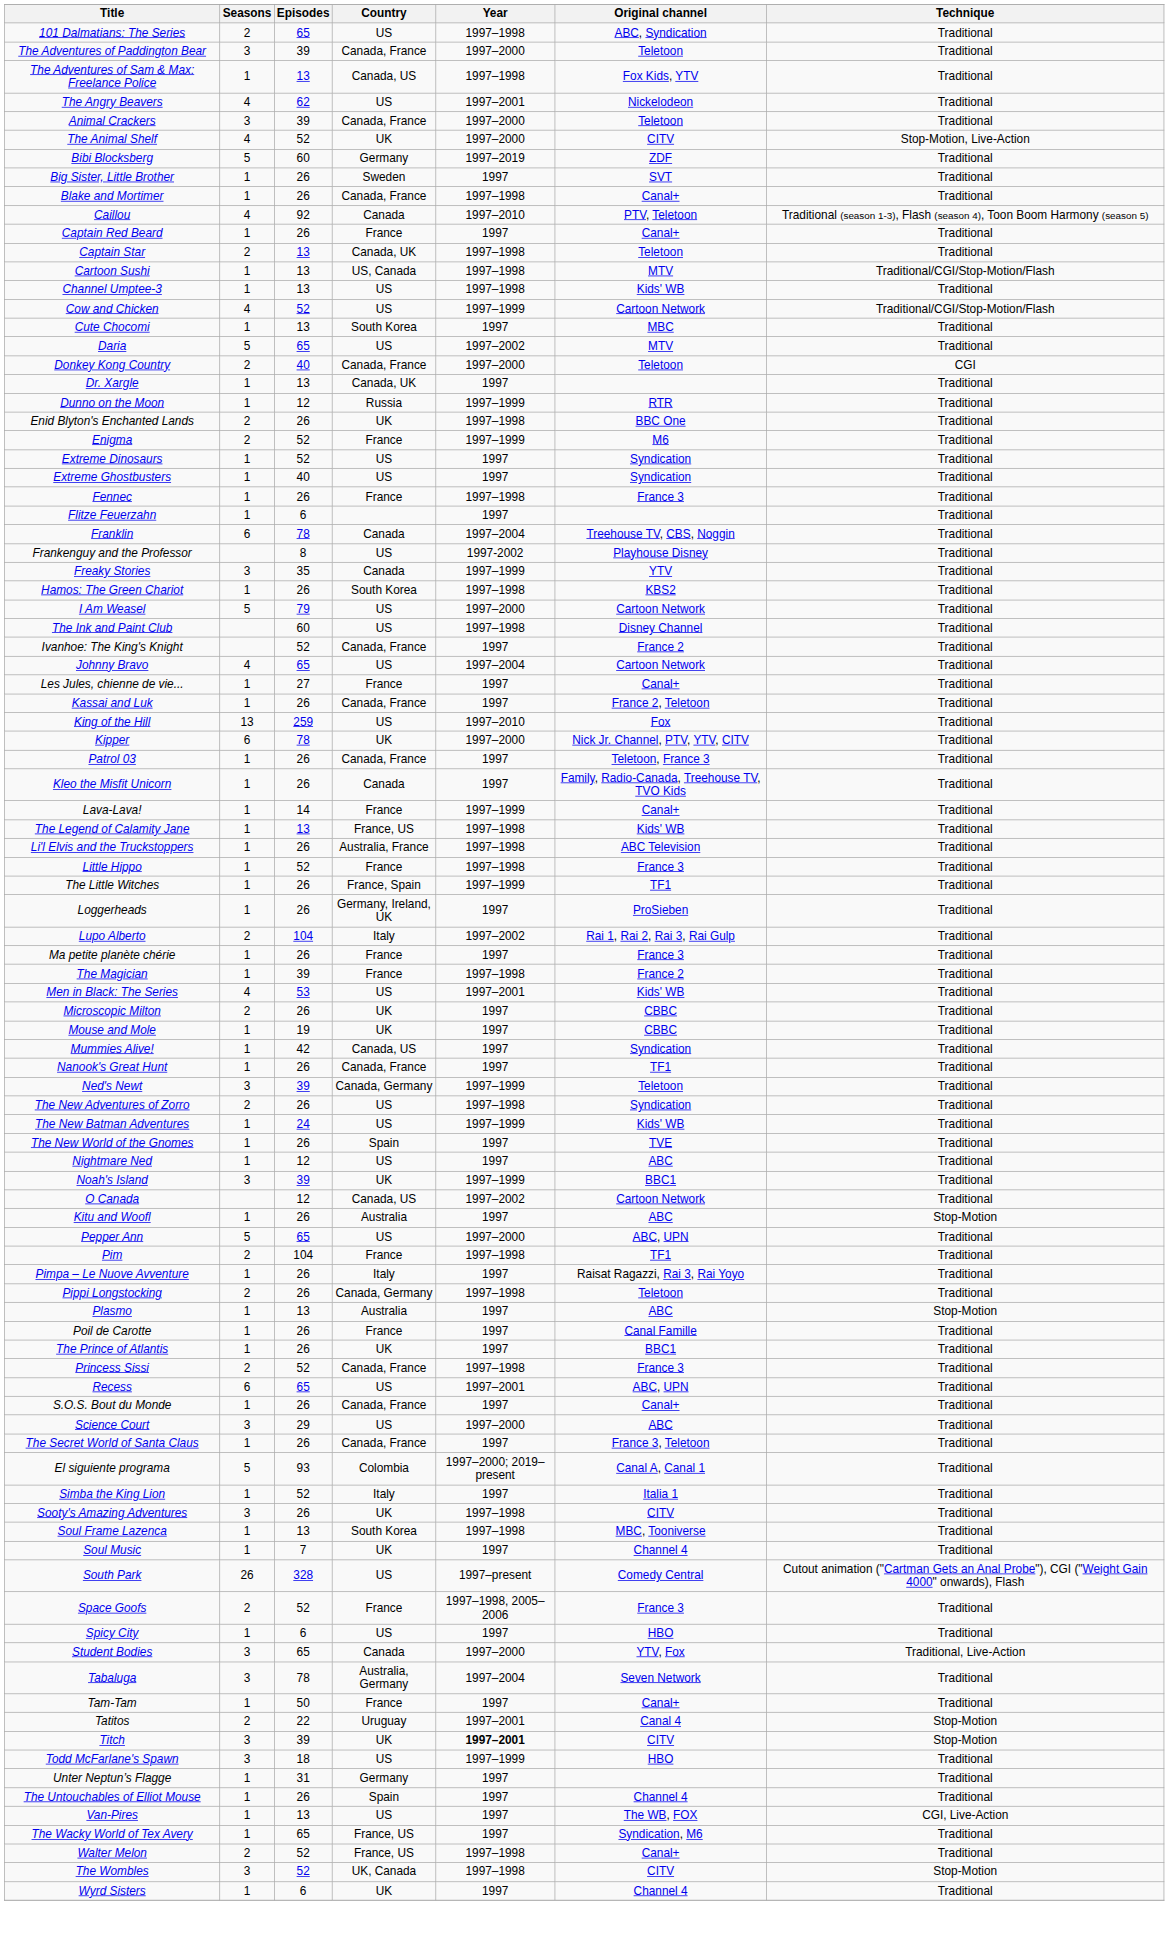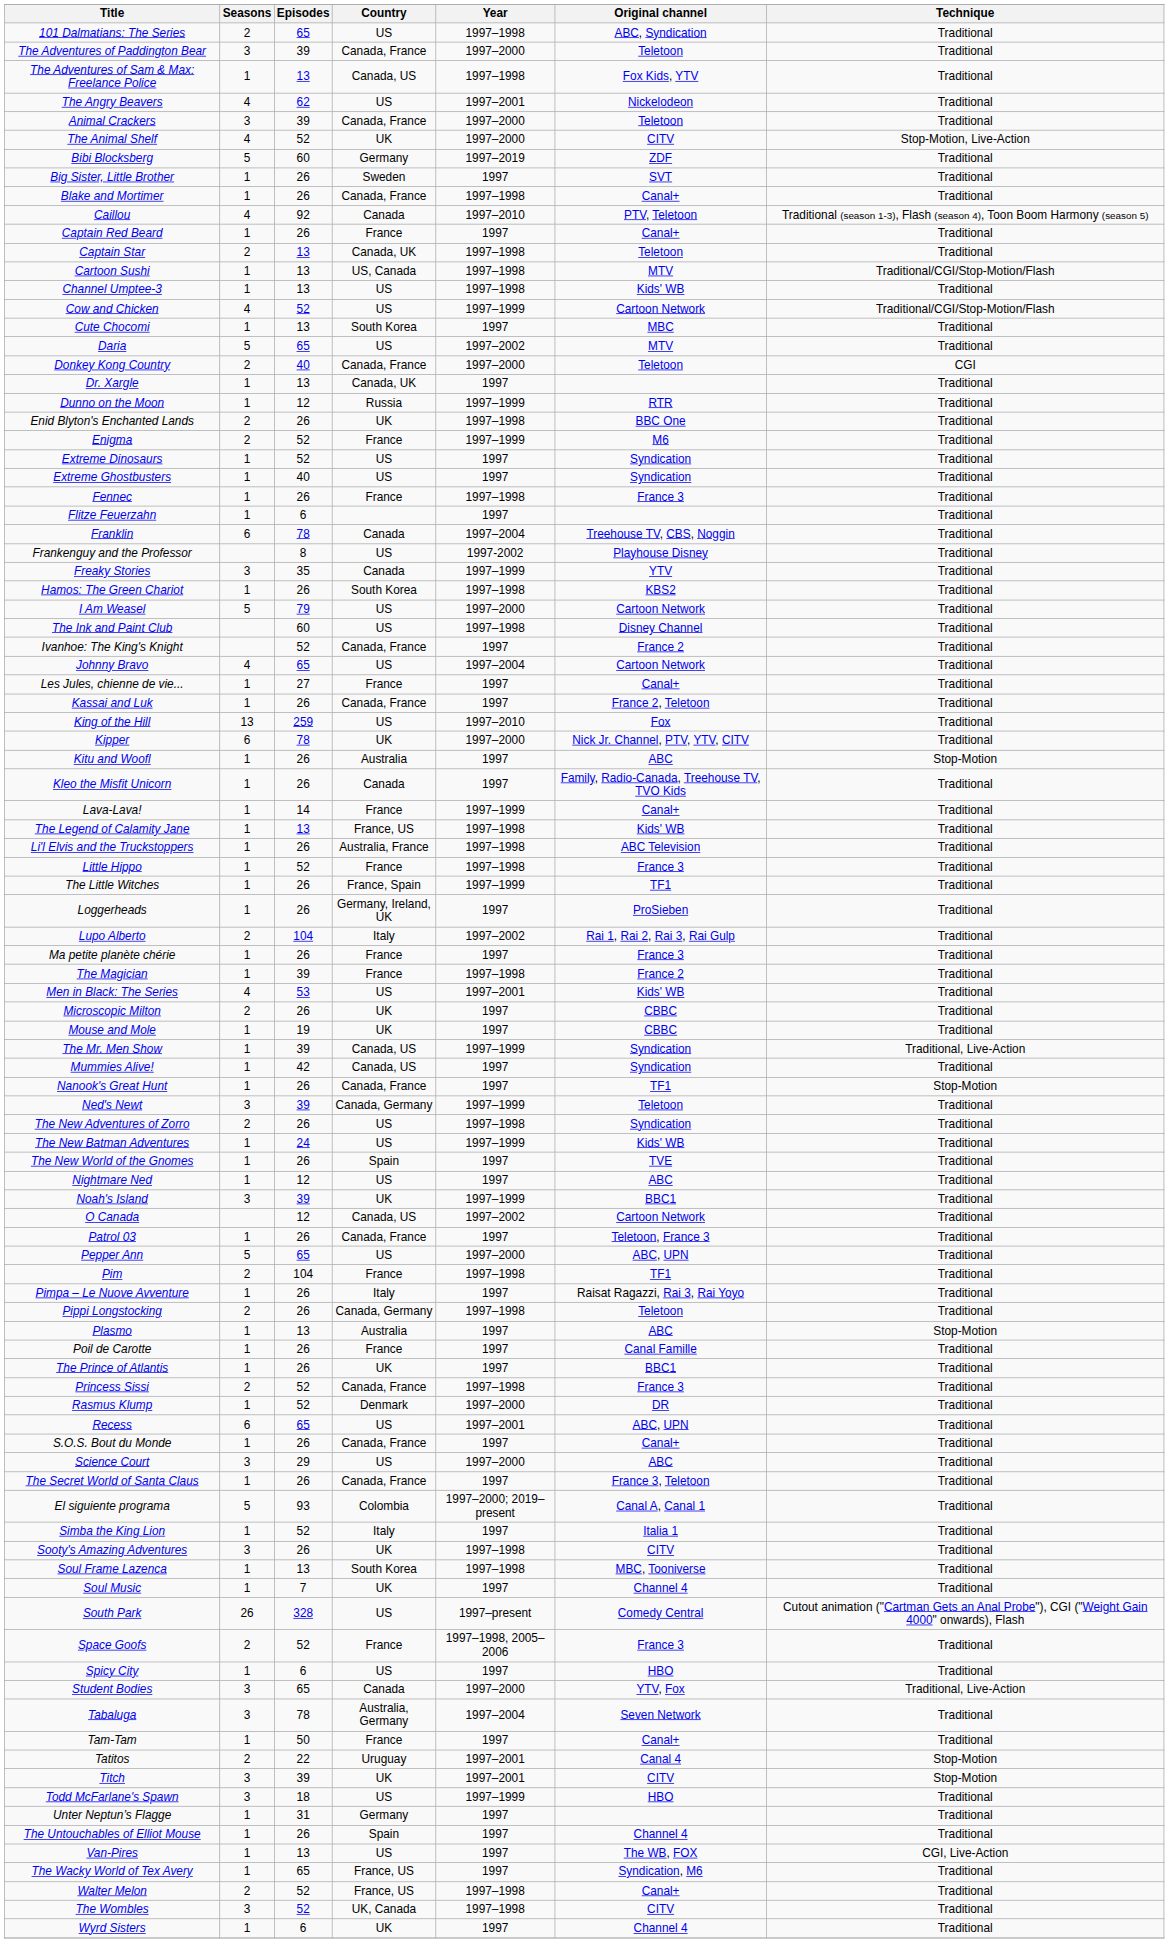rows swapped: (112, 1218) <-> (112, 759)
+ row: (112, 1049)
(965, 1067) Traditional -> (965, 1086) Stop-Motion
+ row: (112, 1405)
(495, 1740) bold -> (495, 1778) normal
(965, 1872) Stop-Motion -> (965, 1909) Traditional
